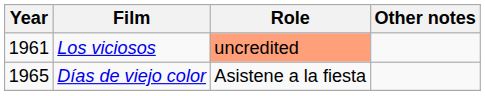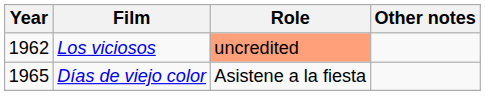(29, 47) 1961 -> (29, 47) 1962
